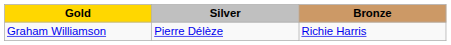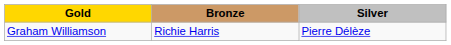columns swapped: (225, 13) <-> (372, 13)
